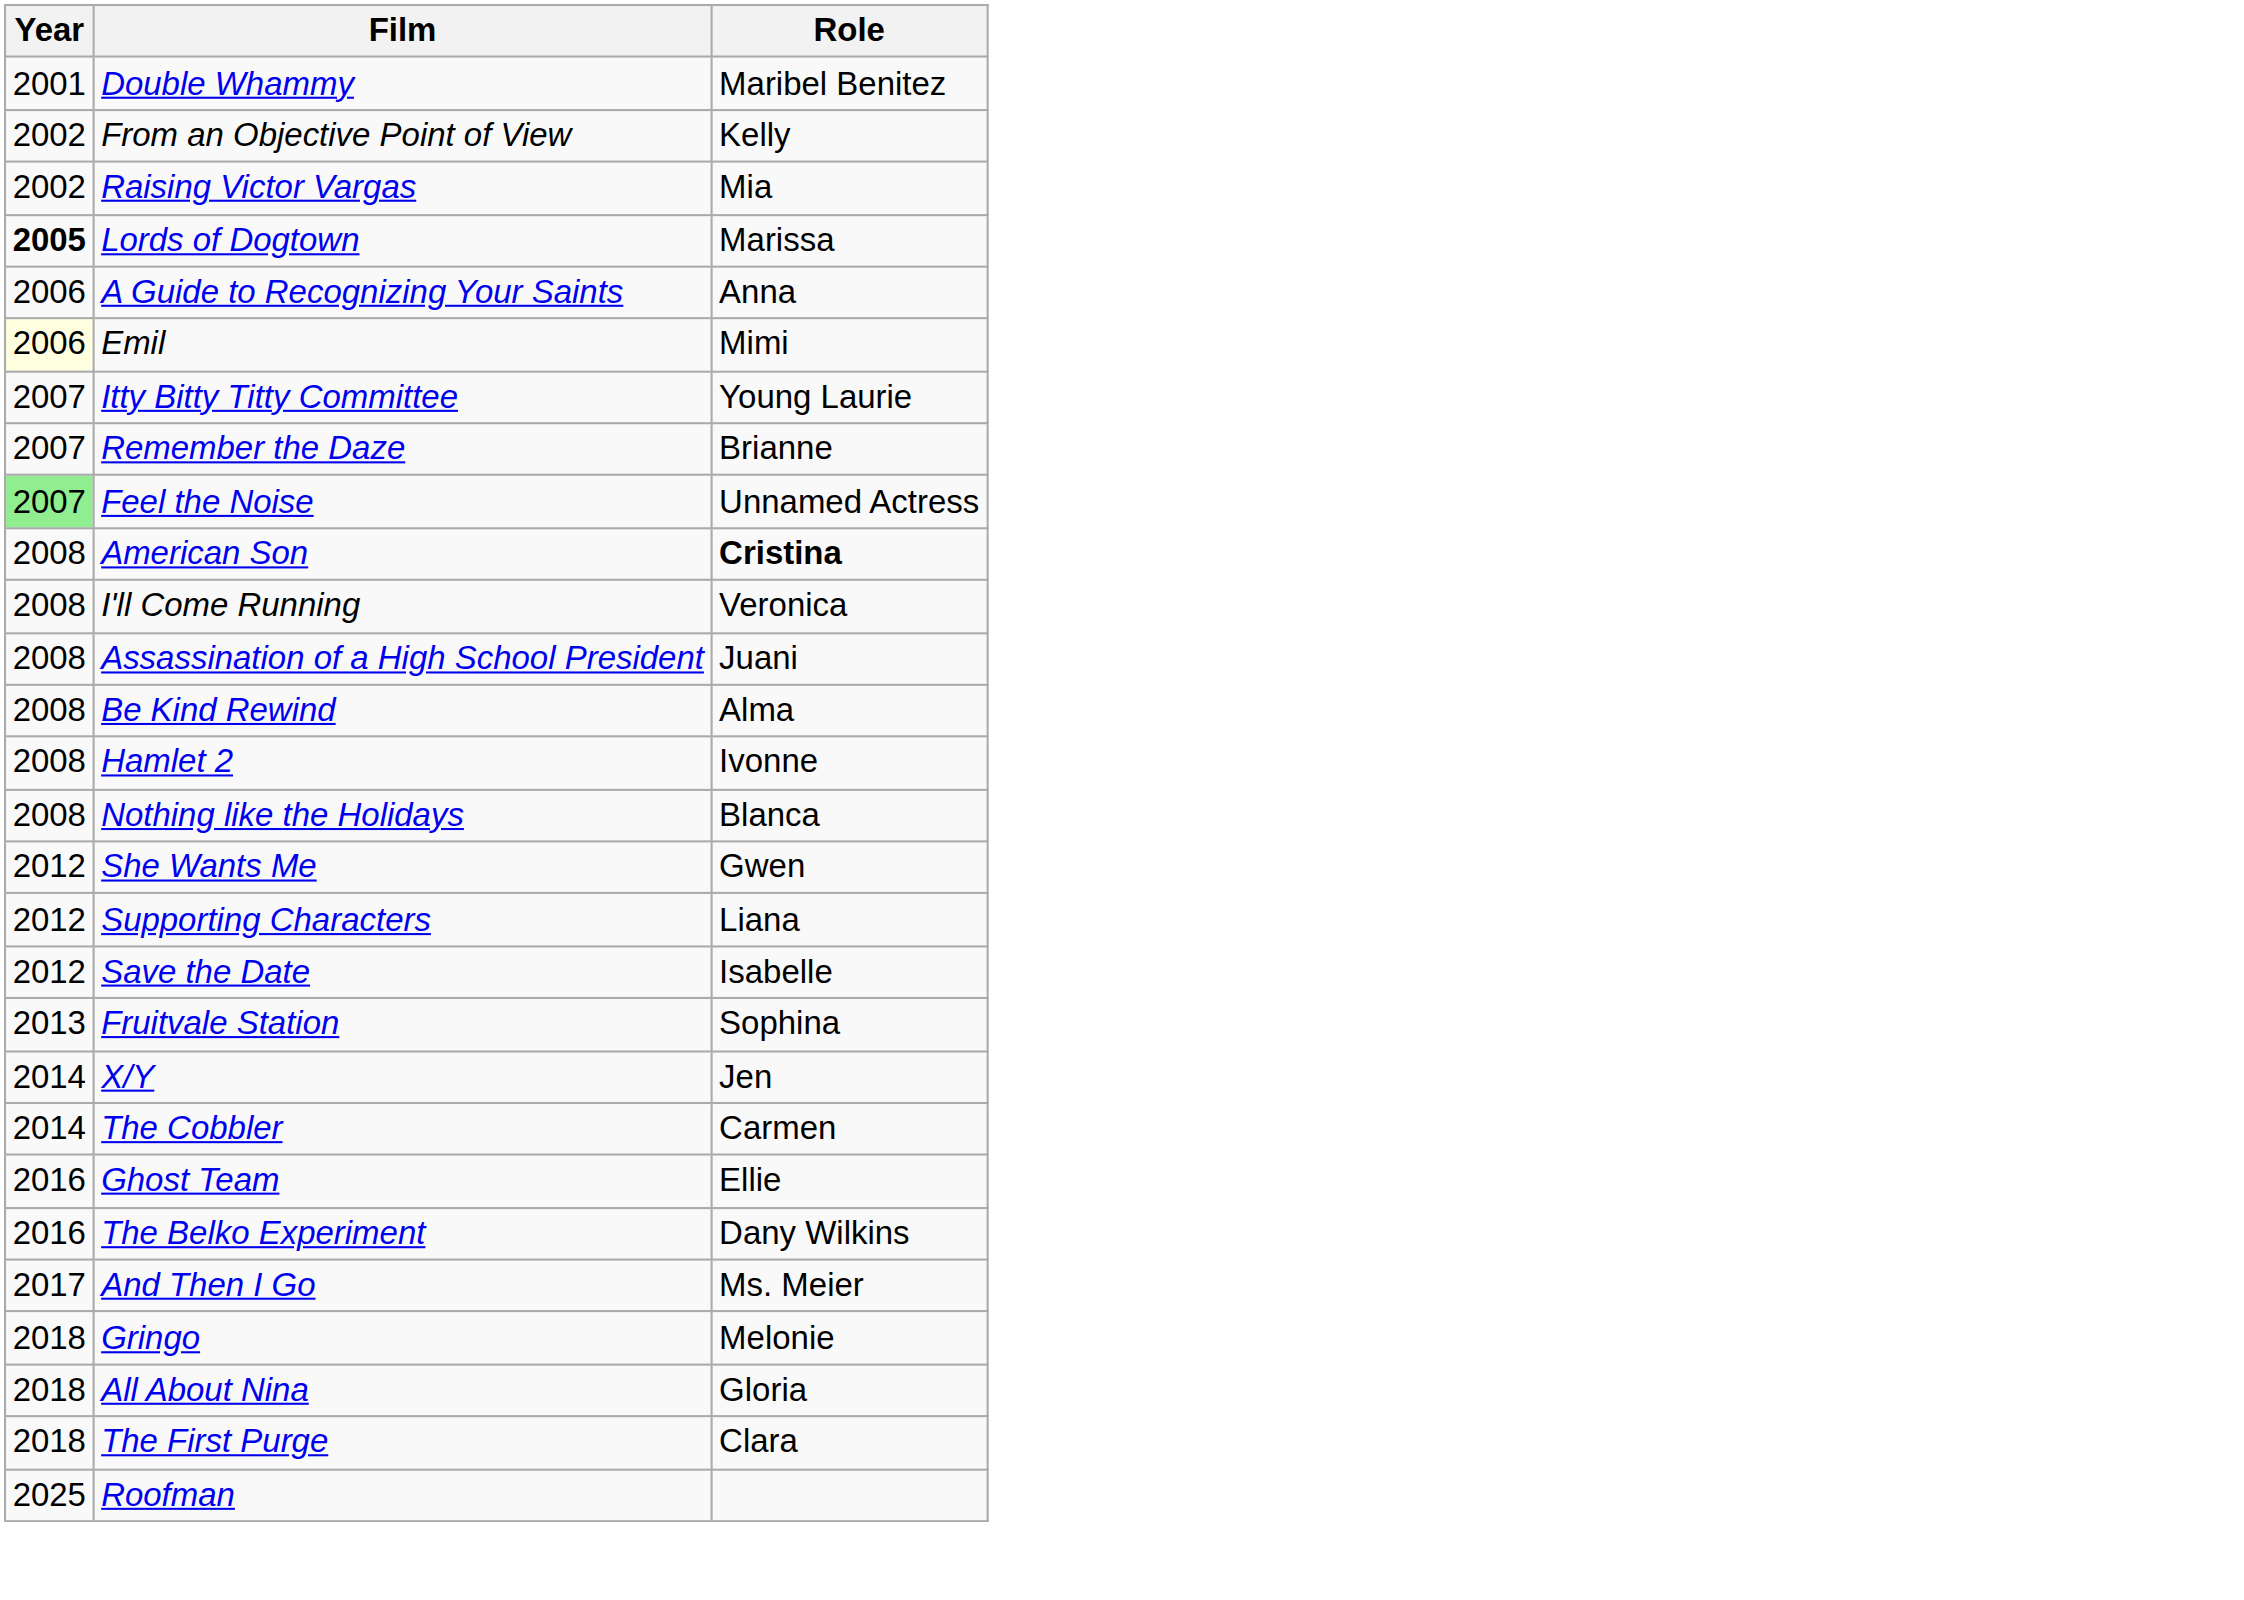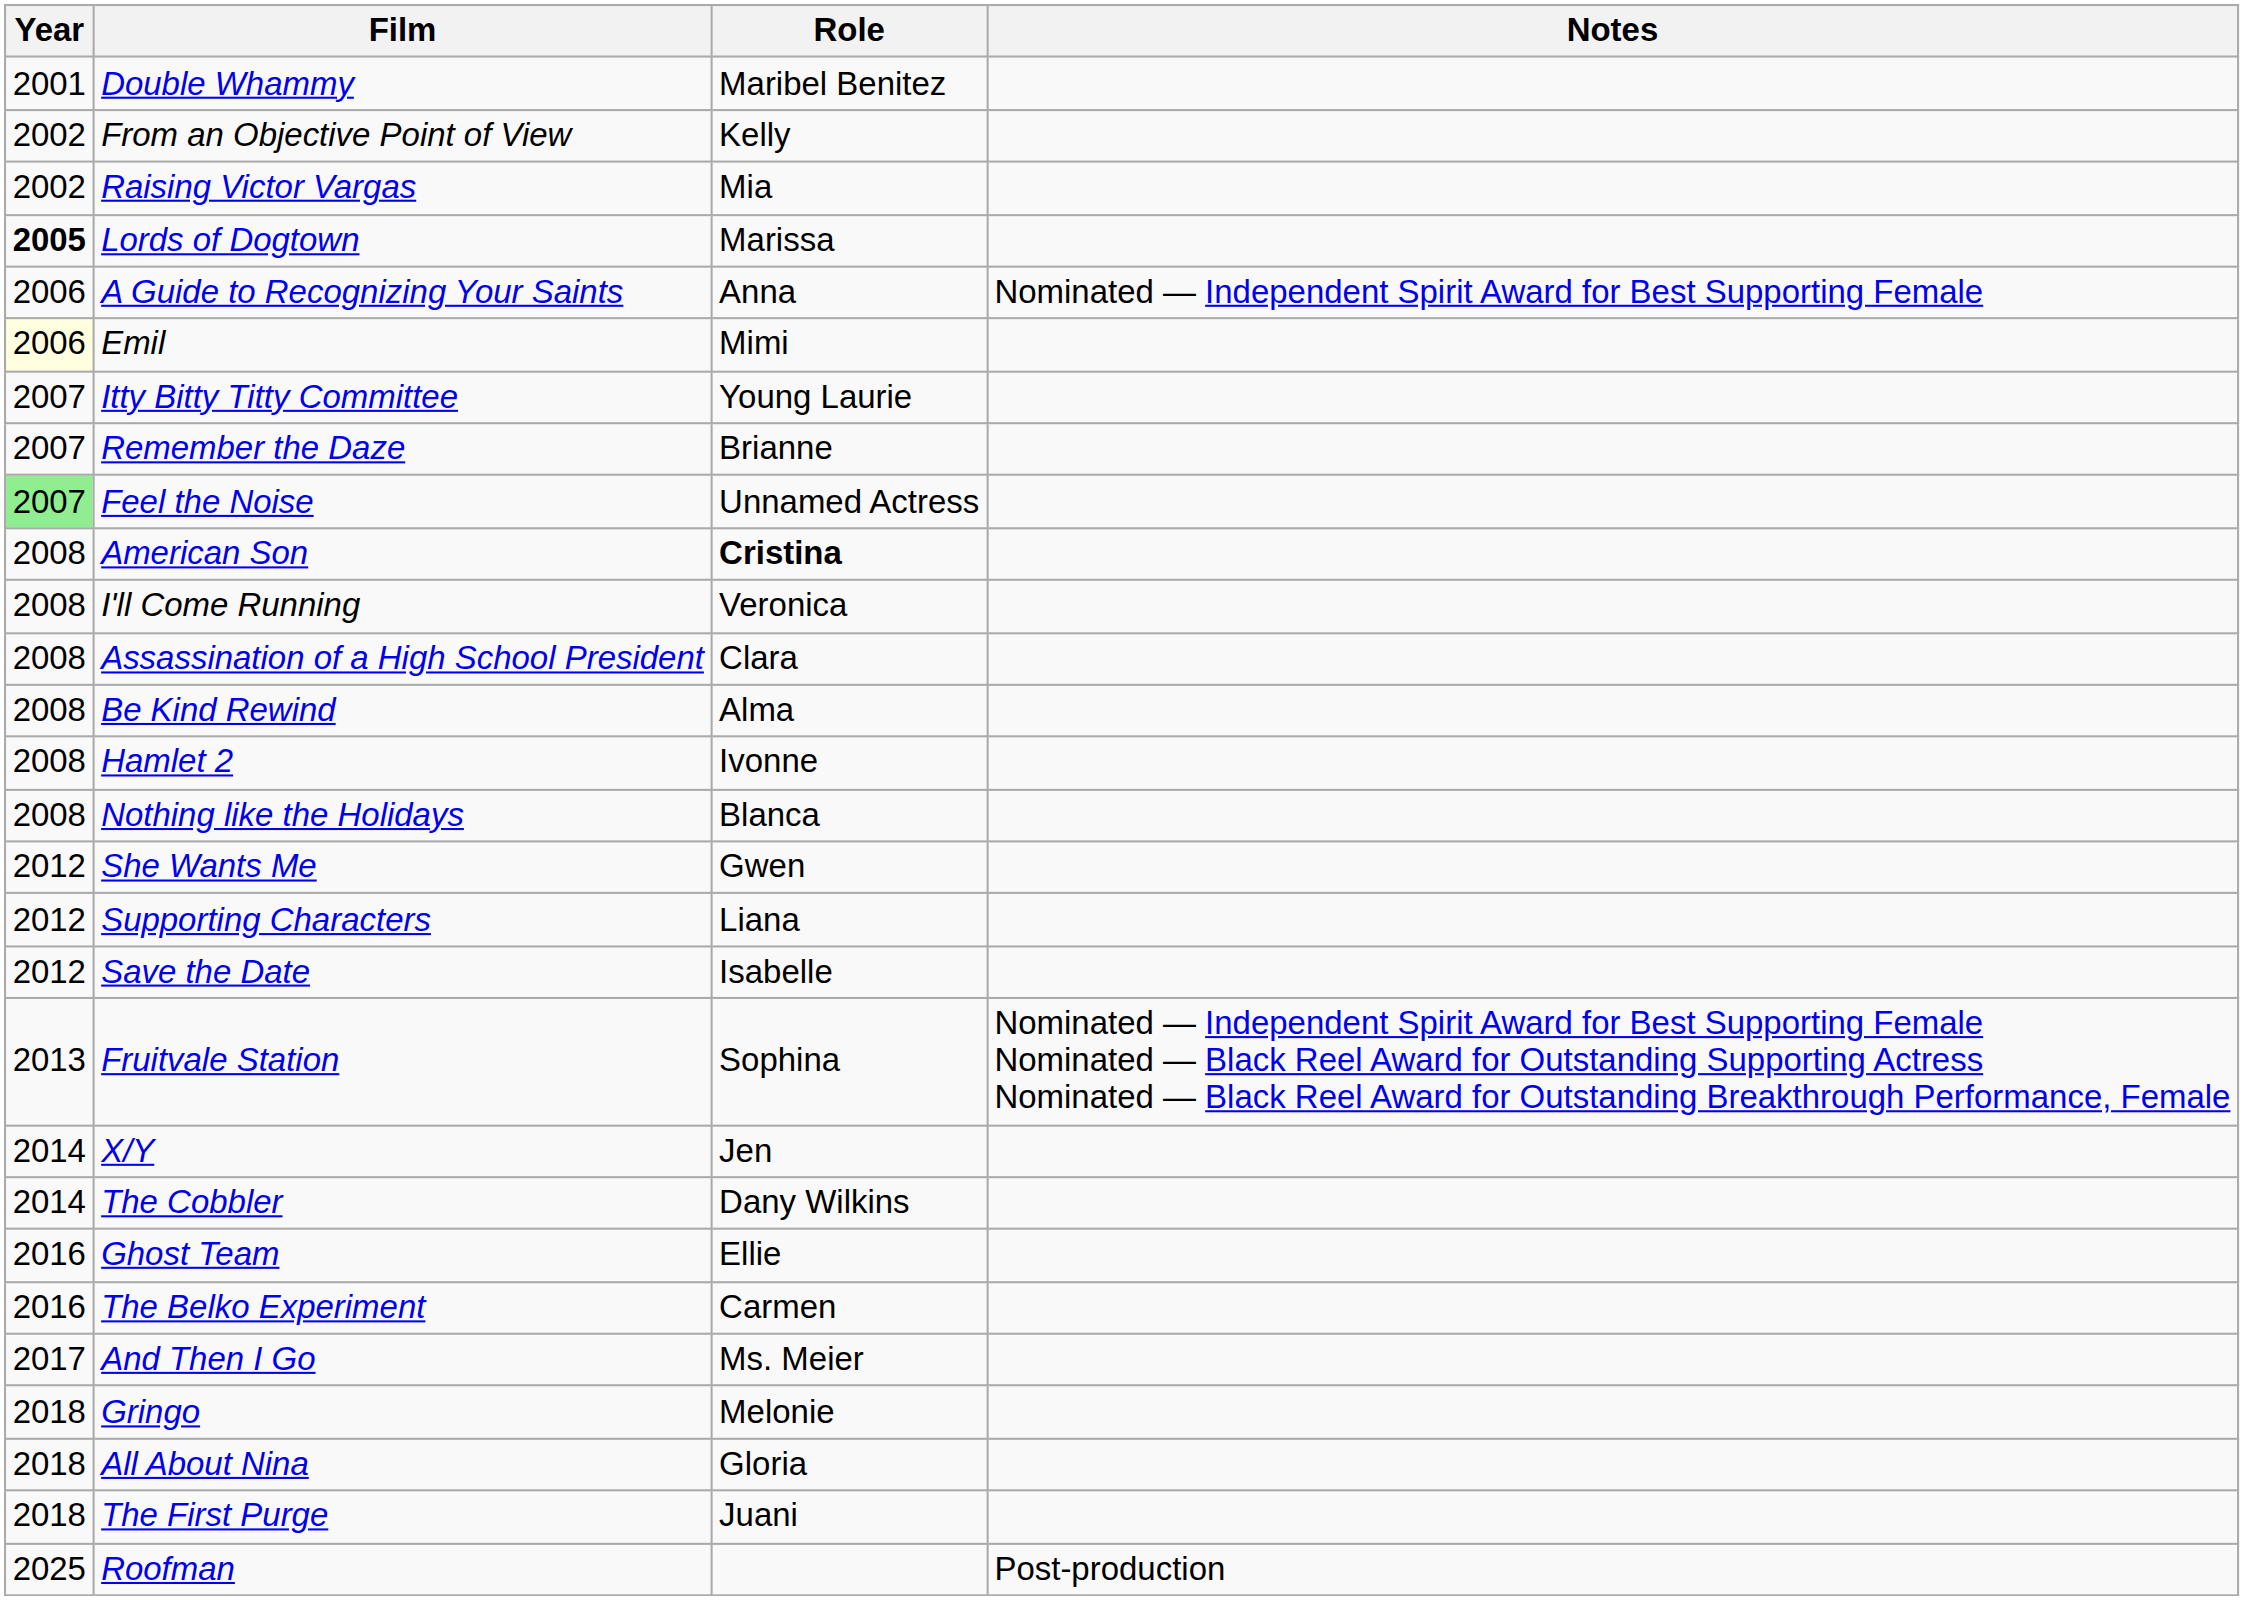+ column: (1612, 30)
(759, 657) Juani -> (758, 657) Clara
(778, 1128) Carmen -> (814, 1202) Dany Wilkins
(814, 1232) Dany Wilkins -> (778, 1307) Carmen
(758, 1441) Clara -> (759, 1516) Juani
